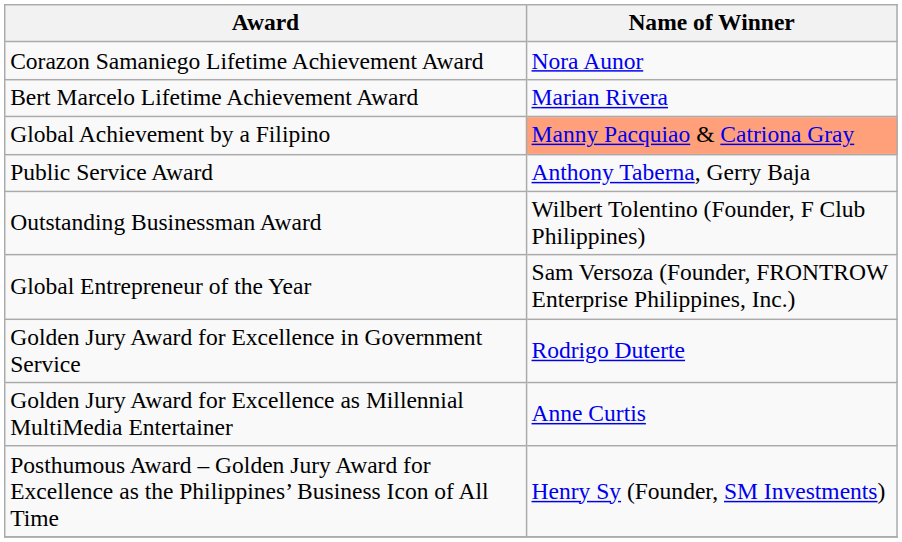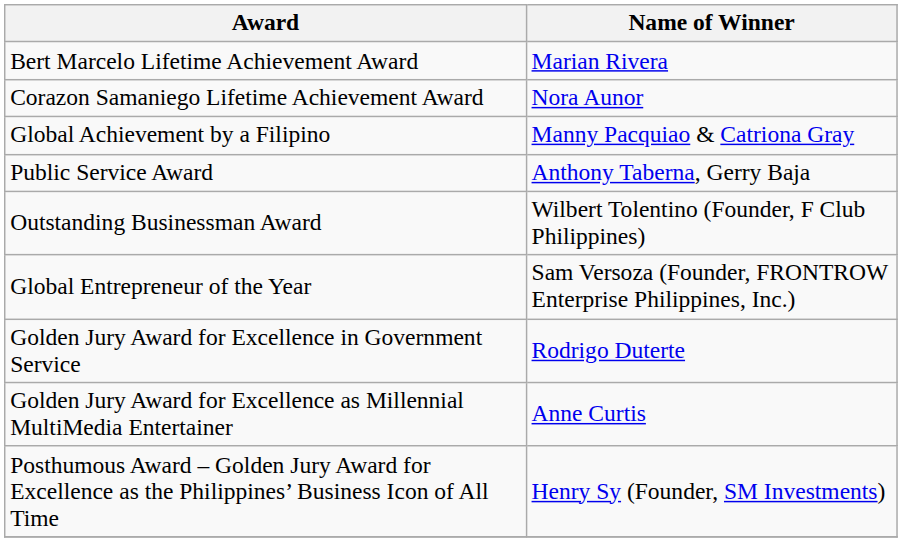rows swapped: (214, 97) <-> (247, 60)
(693, 135) lightsalmon background -> (693, 135) no background
